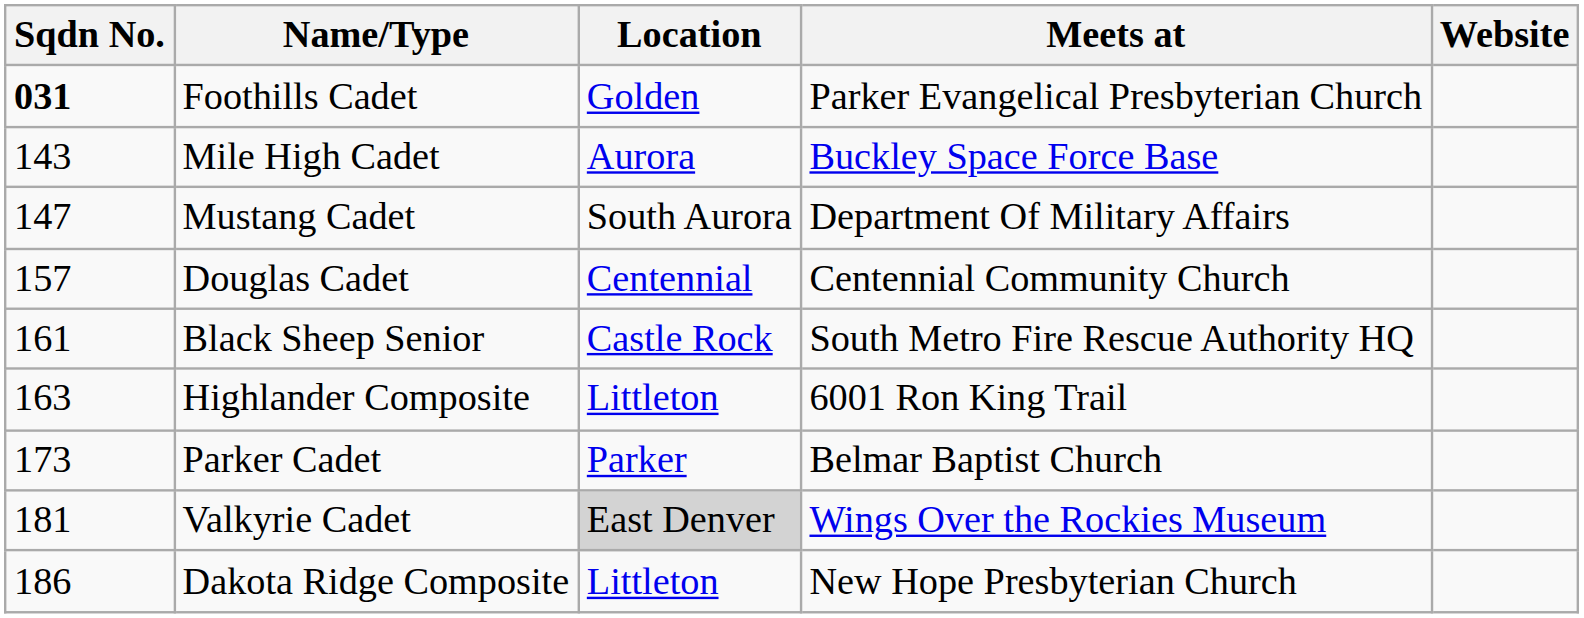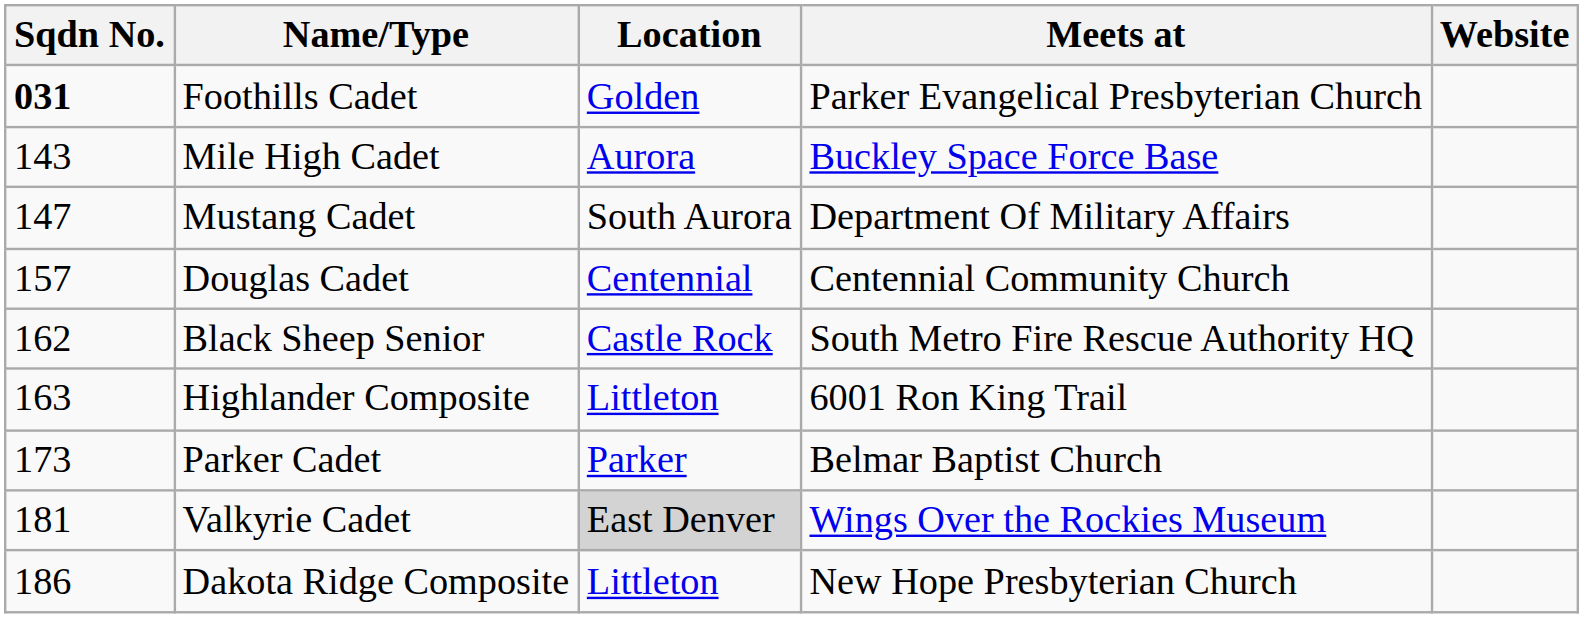(43, 338) 161 -> (43, 338) 162
